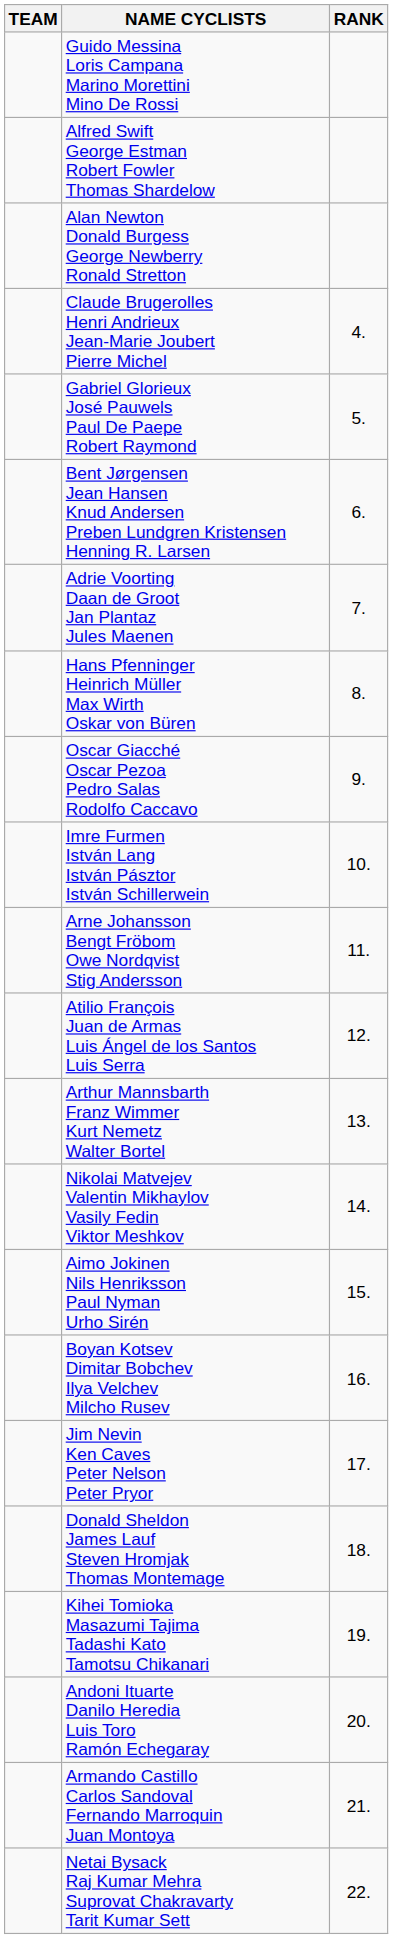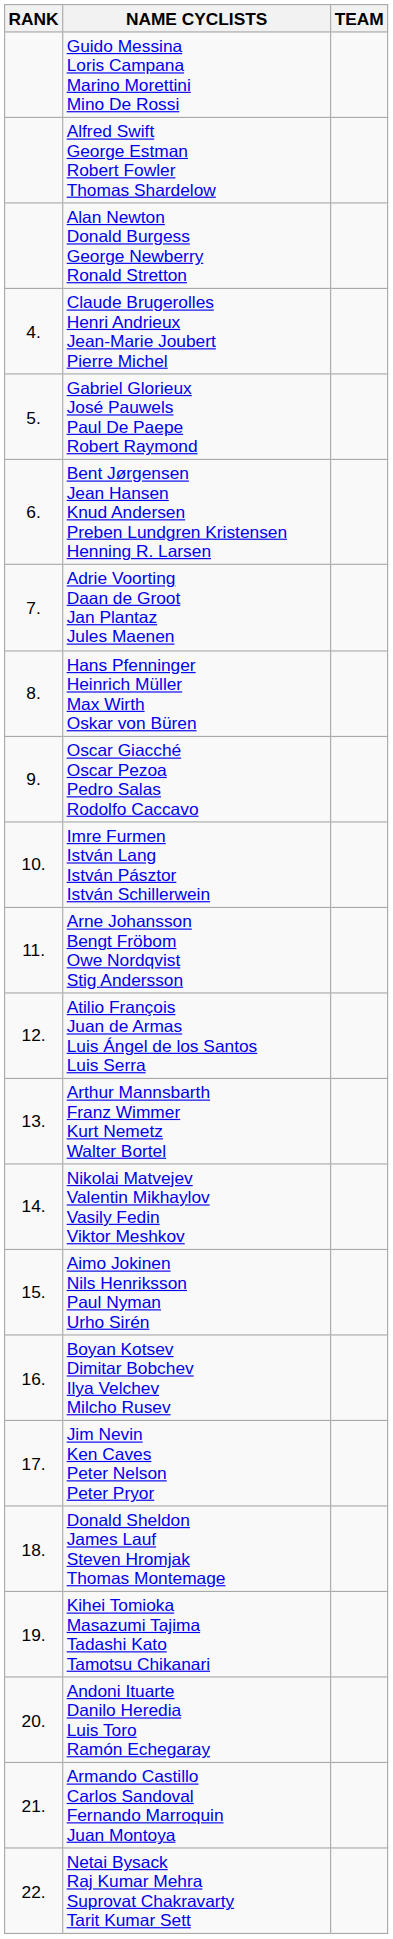columns swapped: (359, 18) <-> (33, 18)
